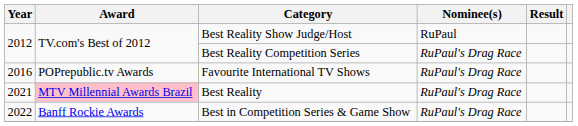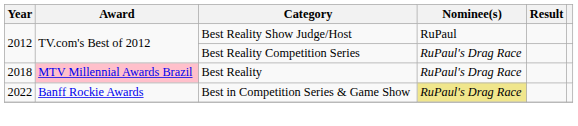- row: (286, 72)
(20, 92) 2021 -> (20, 72) 2018
(471, 111) no background -> (471, 92) khaki background
